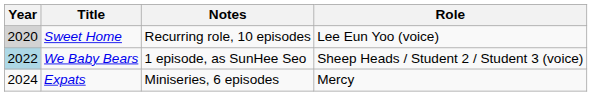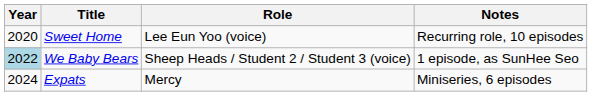columns swapped: (450, 15) <-> (228, 15)
(23, 36) lightgrey background -> (23, 36) no background
